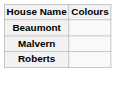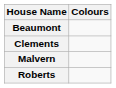+ row: (37, 43)
